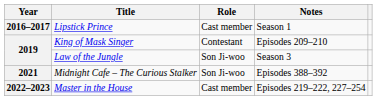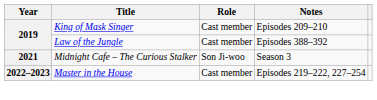- row: (83, 27)
(222, 42) Contestant -> (227, 27) Cast member
(223, 57) Son Ji-woo -> (227, 42) Cast member
(274, 57) Season 3 -> (292, 42) Episodes 388–392
(292, 73) Episodes 388–392 -> (274, 57) Season 3
